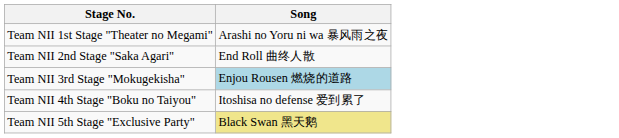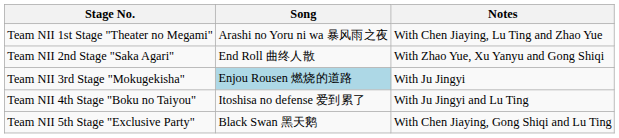+ column: (503, 14)
(268, 121) khaki background -> (268, 121) no background
